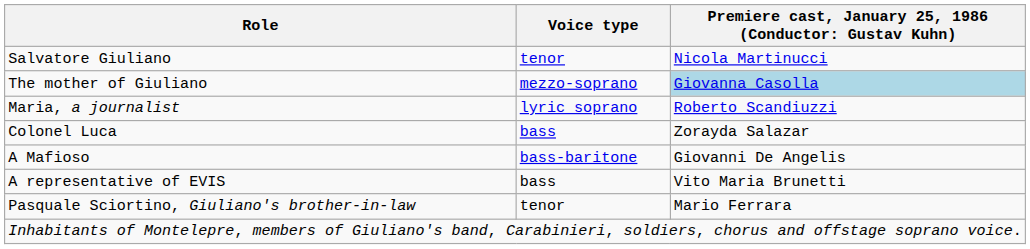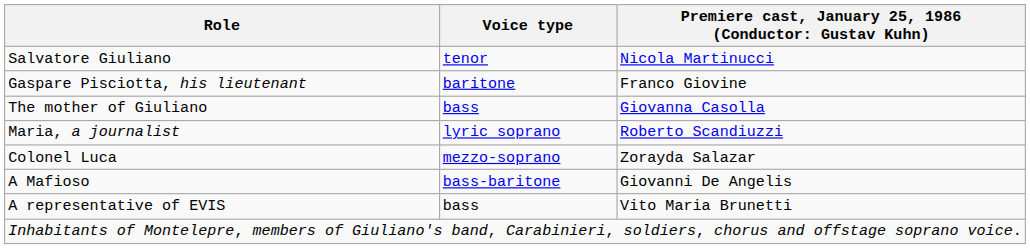+ row: (157, 83)
(579, 83) mezzo-soprano -> (461, 108) bass
(746, 83) lightblue background -> (693, 108) no background
(538, 133) bass -> (502, 157) mezzo-soprano
- row: (212, 206)
